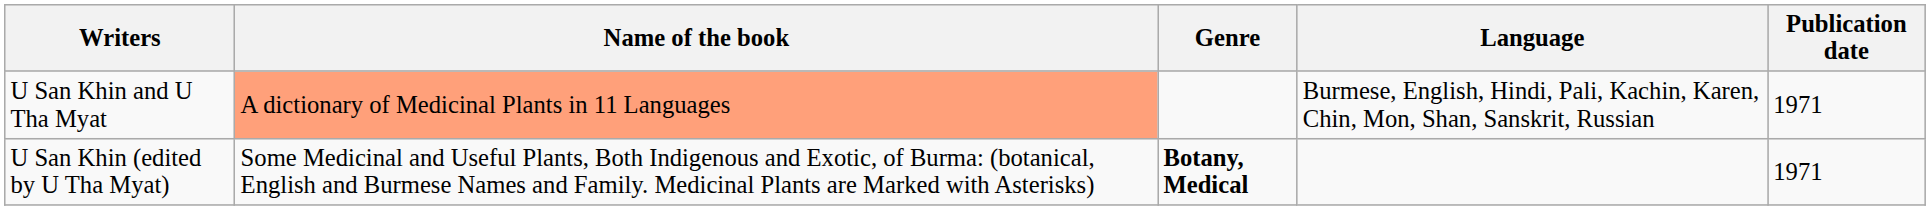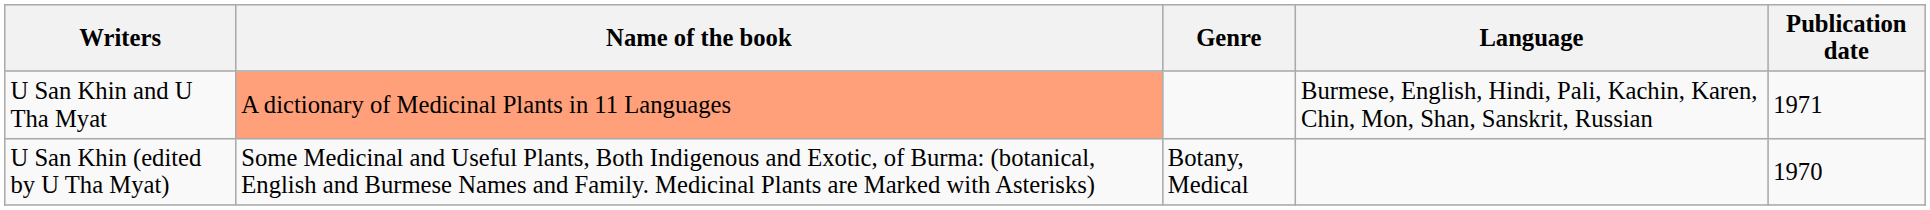(1206, 171) bold -> (1208, 171) normal
(1798, 171) 1971 -> (1798, 171) 1970
